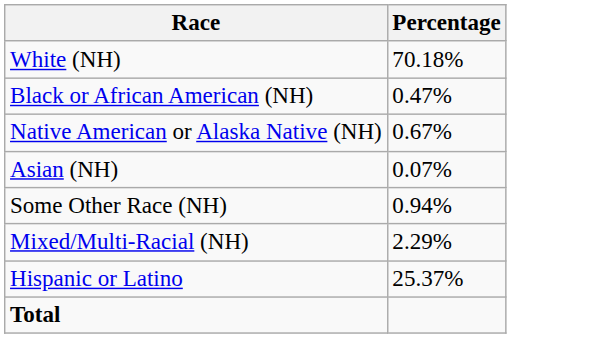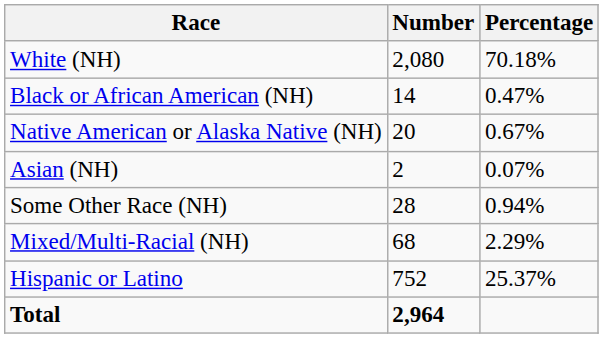+ column: (433, 22)
